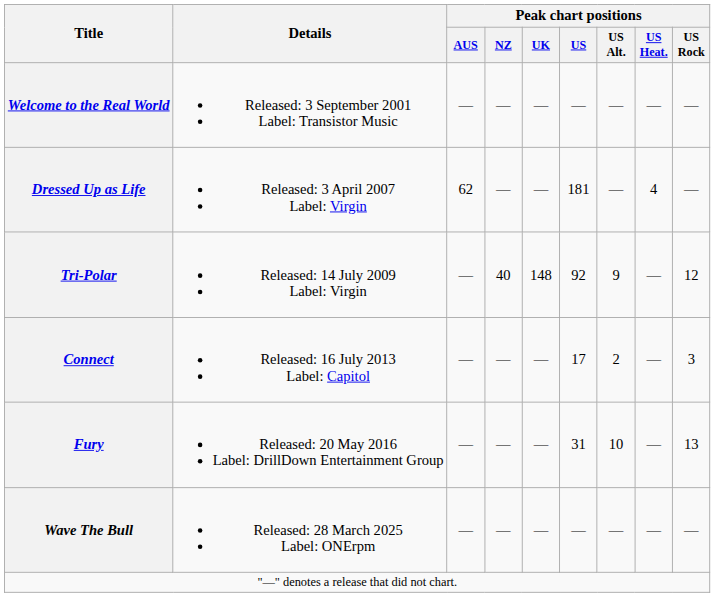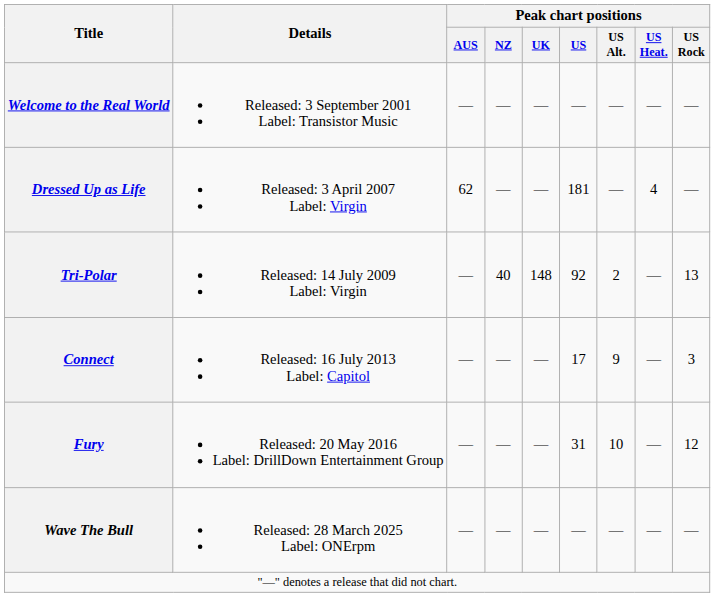(616, 274) 9 -> (616, 274) 2
(691, 274) 12 -> (691, 274) 13
(616, 359) 2 -> (616, 359) 9
(691, 444) 13 -> (691, 444) 12
